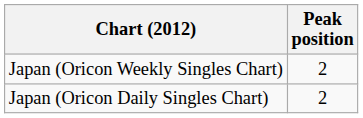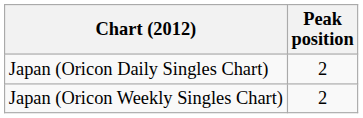rows swapped: (146, 68) <-> (139, 98)
